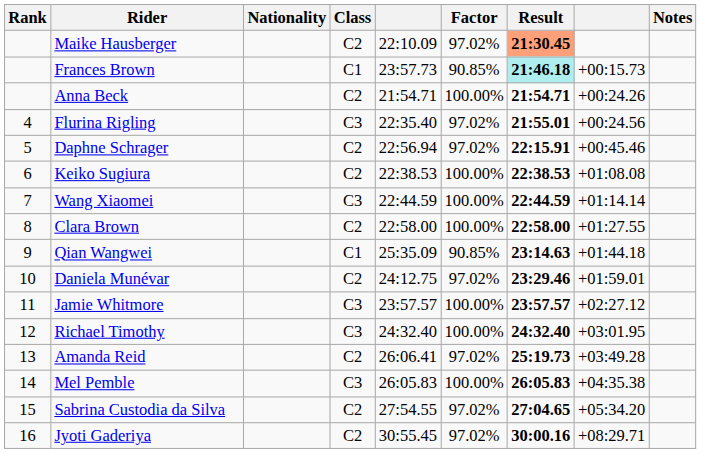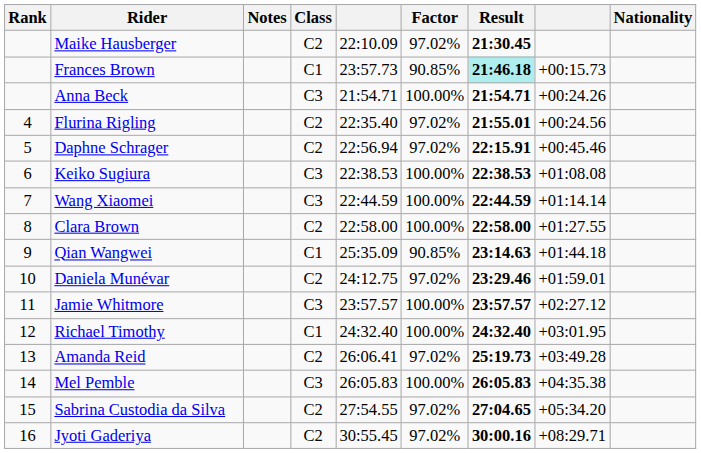columns swapped: (287, 17) <-> (673, 17)
(541, 43) lightsalmon background -> (501, 43) no background
(353, 95) C2 -> (313, 95) C3
(353, 122) C3 -> (313, 122) C2
(353, 174) C2 -> (313, 174) C3
(353, 331) C3 -> (313, 331) C1
